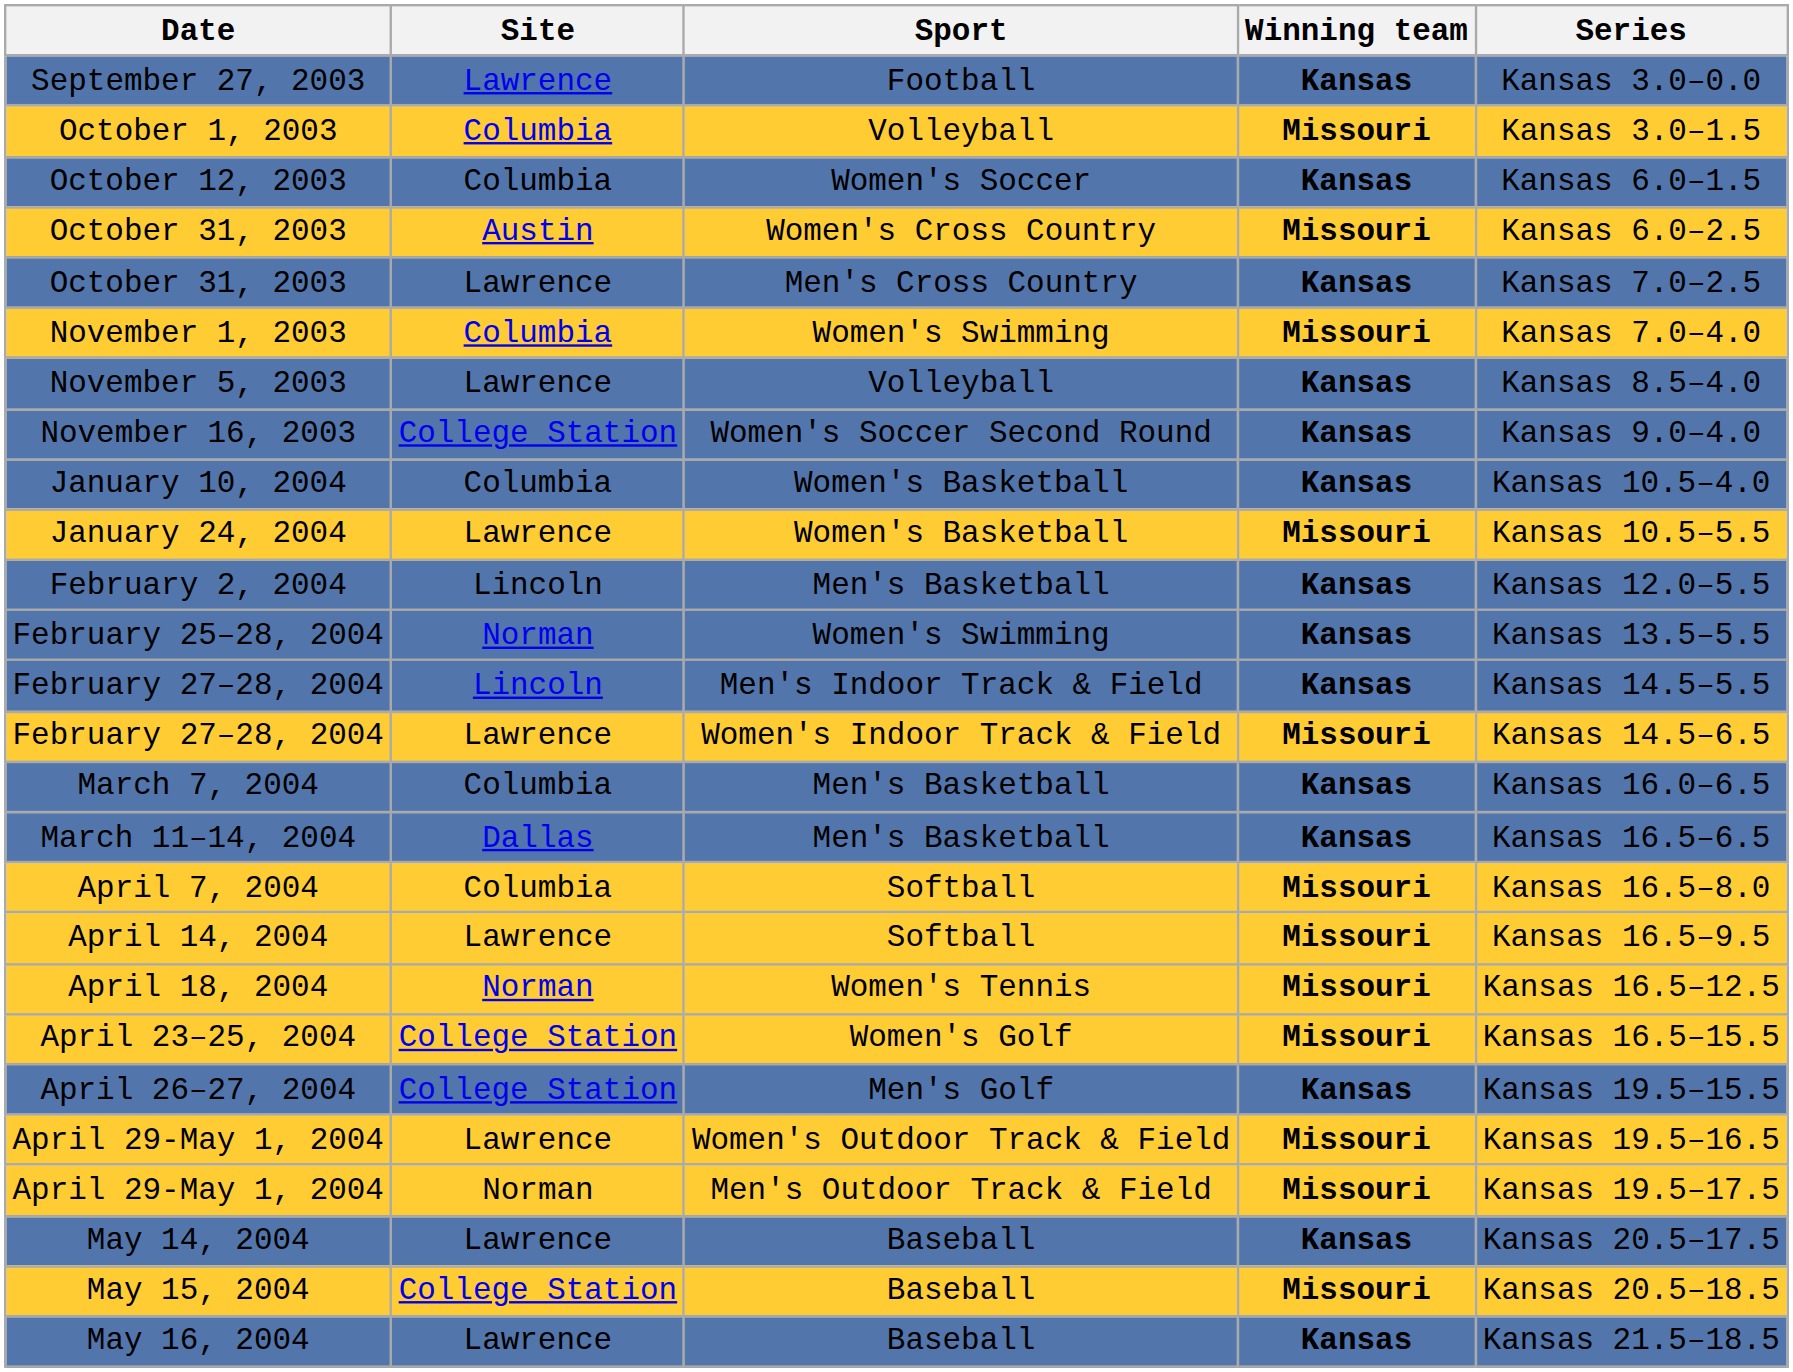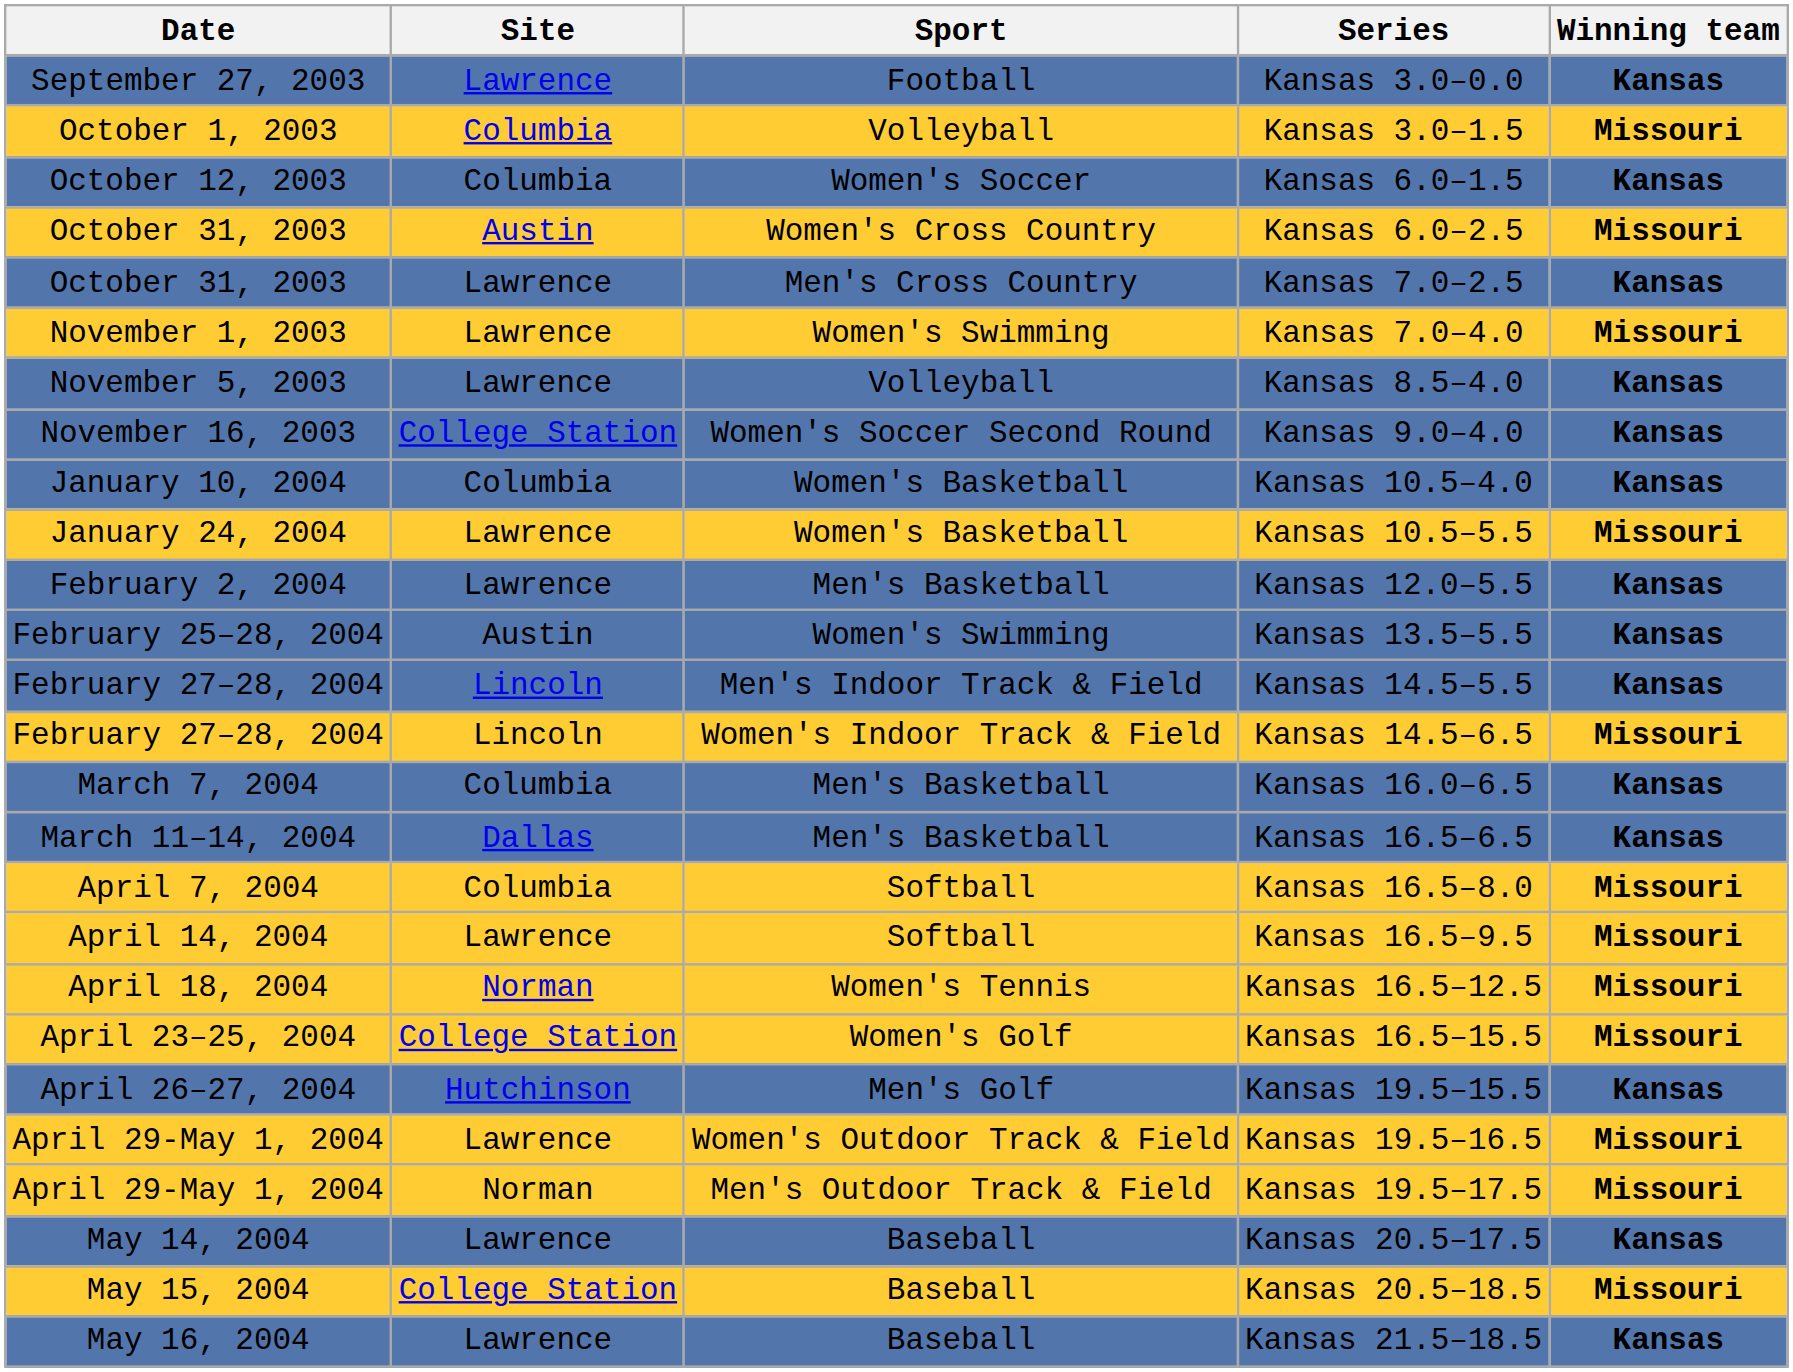columns swapped: (1357, 30) <-> (1631, 30)
(538, 333) Columbia -> (538, 333) Lawrence
(538, 585) Lincoln -> (538, 585) Lawrence
(538, 636) Norman -> (538, 636) Austin
(538, 736) Lawrence -> (538, 736) Lincoln
(538, 1089) College Station -> (538, 1089) Hutchinson
